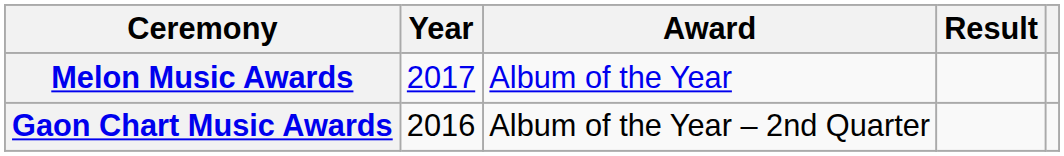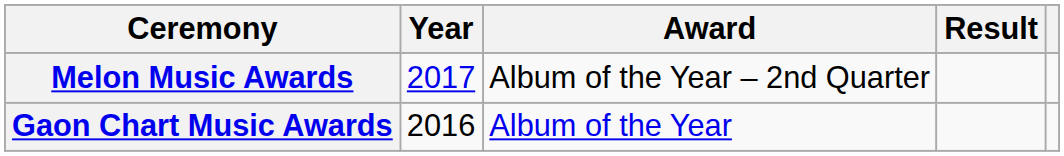(611, 77) Album of the Year -> (710, 77) Album of the Year – 2nd Quarter
(710, 126) Album of the Year – 2nd Quarter -> (611, 126) Album of the Year
